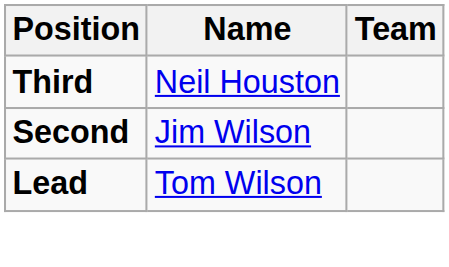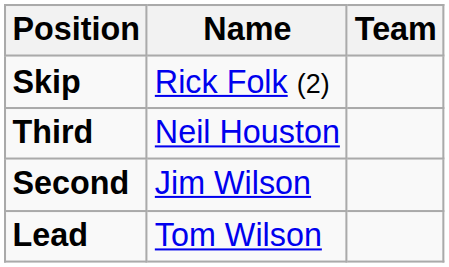+ row: (47, 81)
